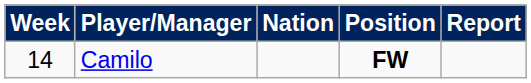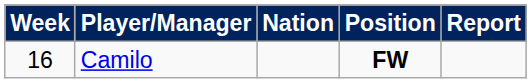(40, 60) 14 -> (40, 60) 16
